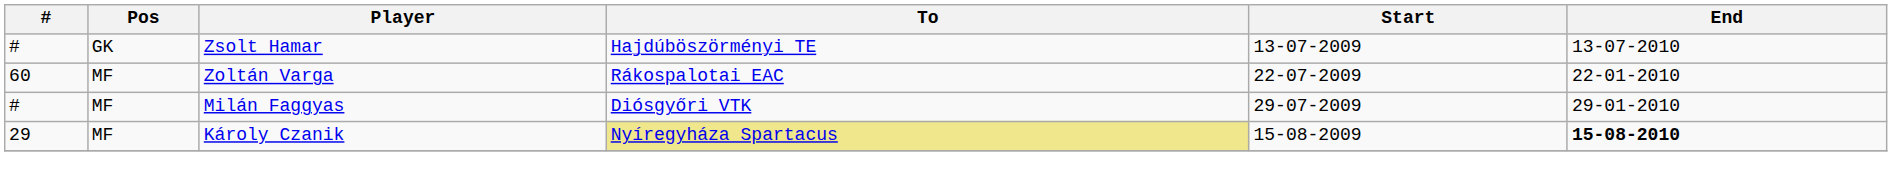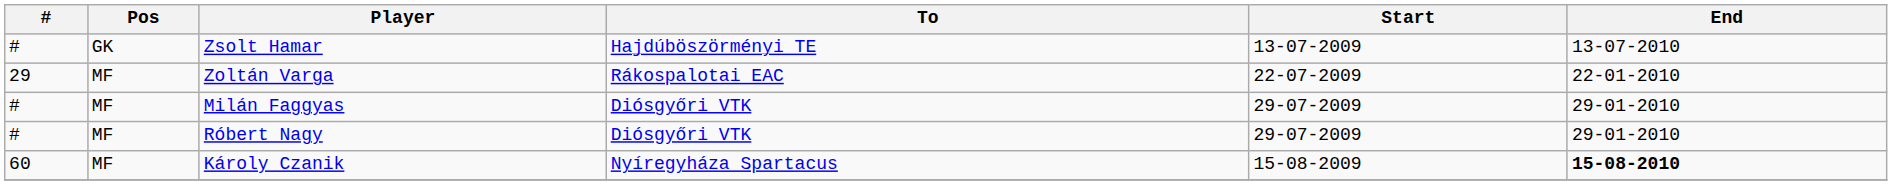(20, 78) 60 -> (20, 78) 29
+ row: (263, 136)
(20, 136) 29 -> (20, 165) 60
(724, 136) khaki background -> (724, 165) no background
